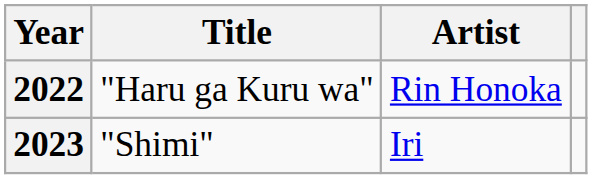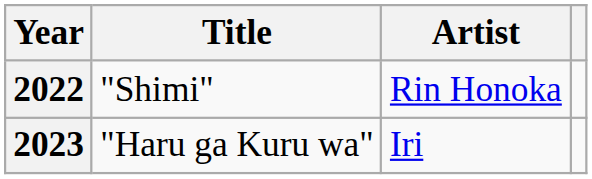(237, 88) "Haru ga Kuru wa" -> (157, 88) "Shimi"
(157, 144) "Shimi" -> (237, 144) "Haru ga Kuru wa"
